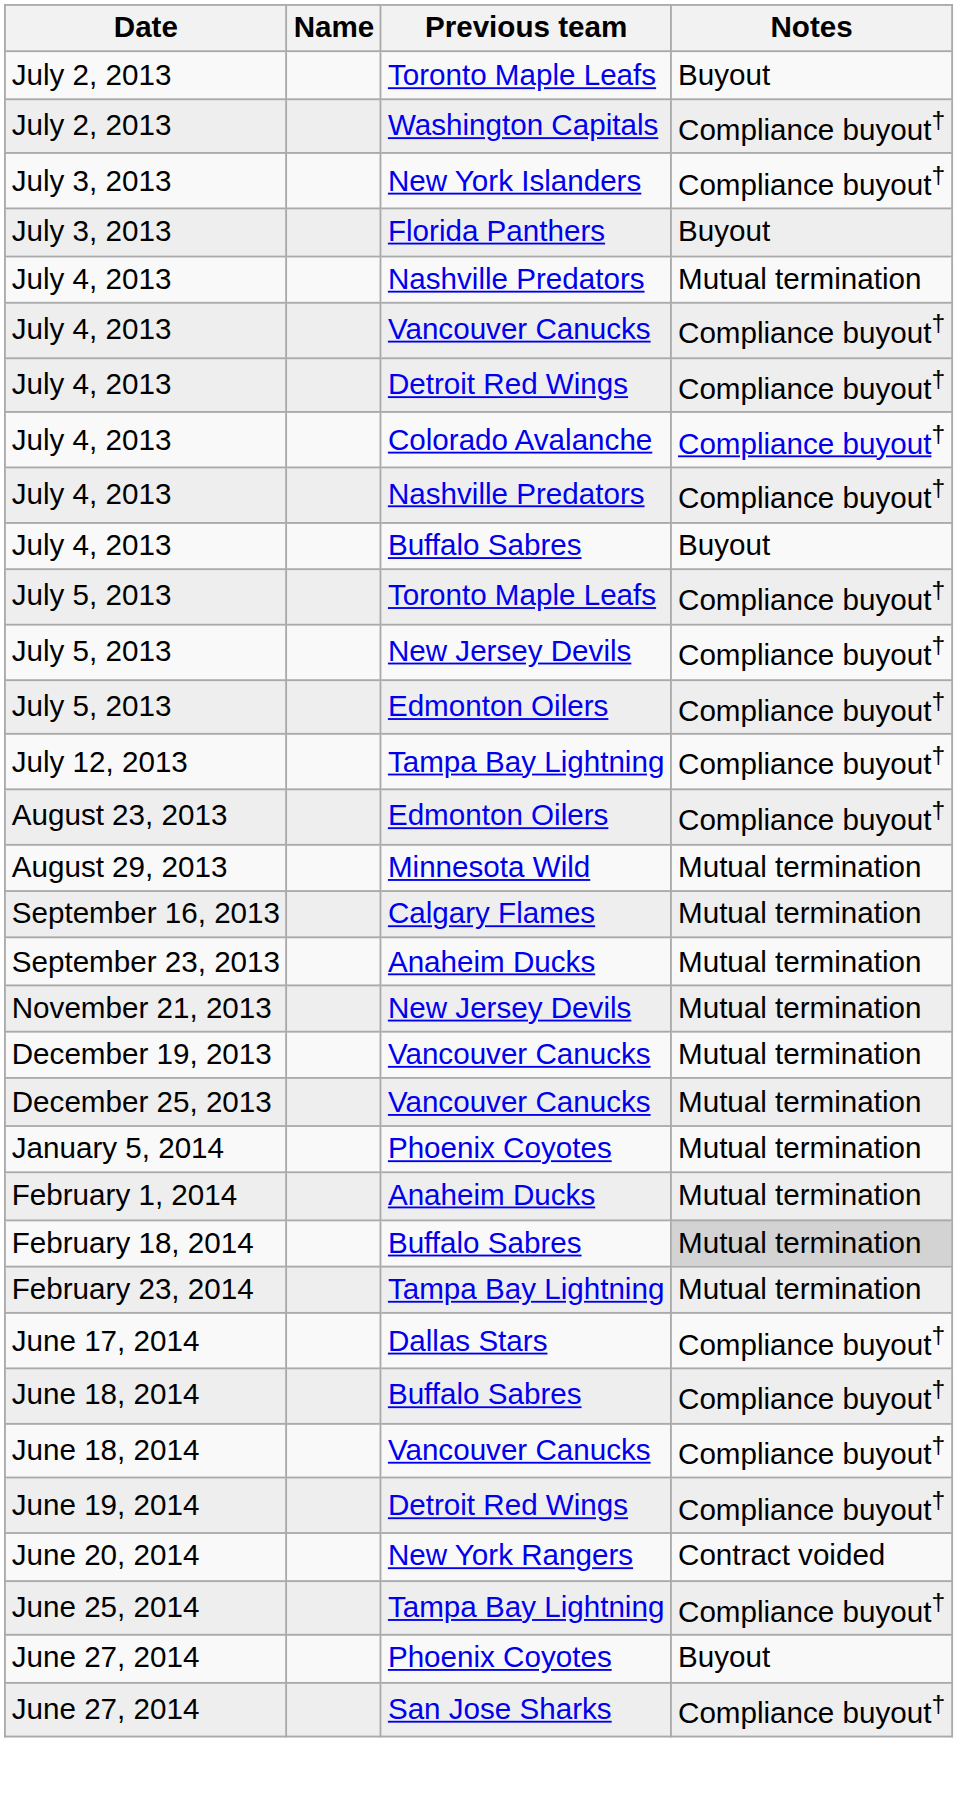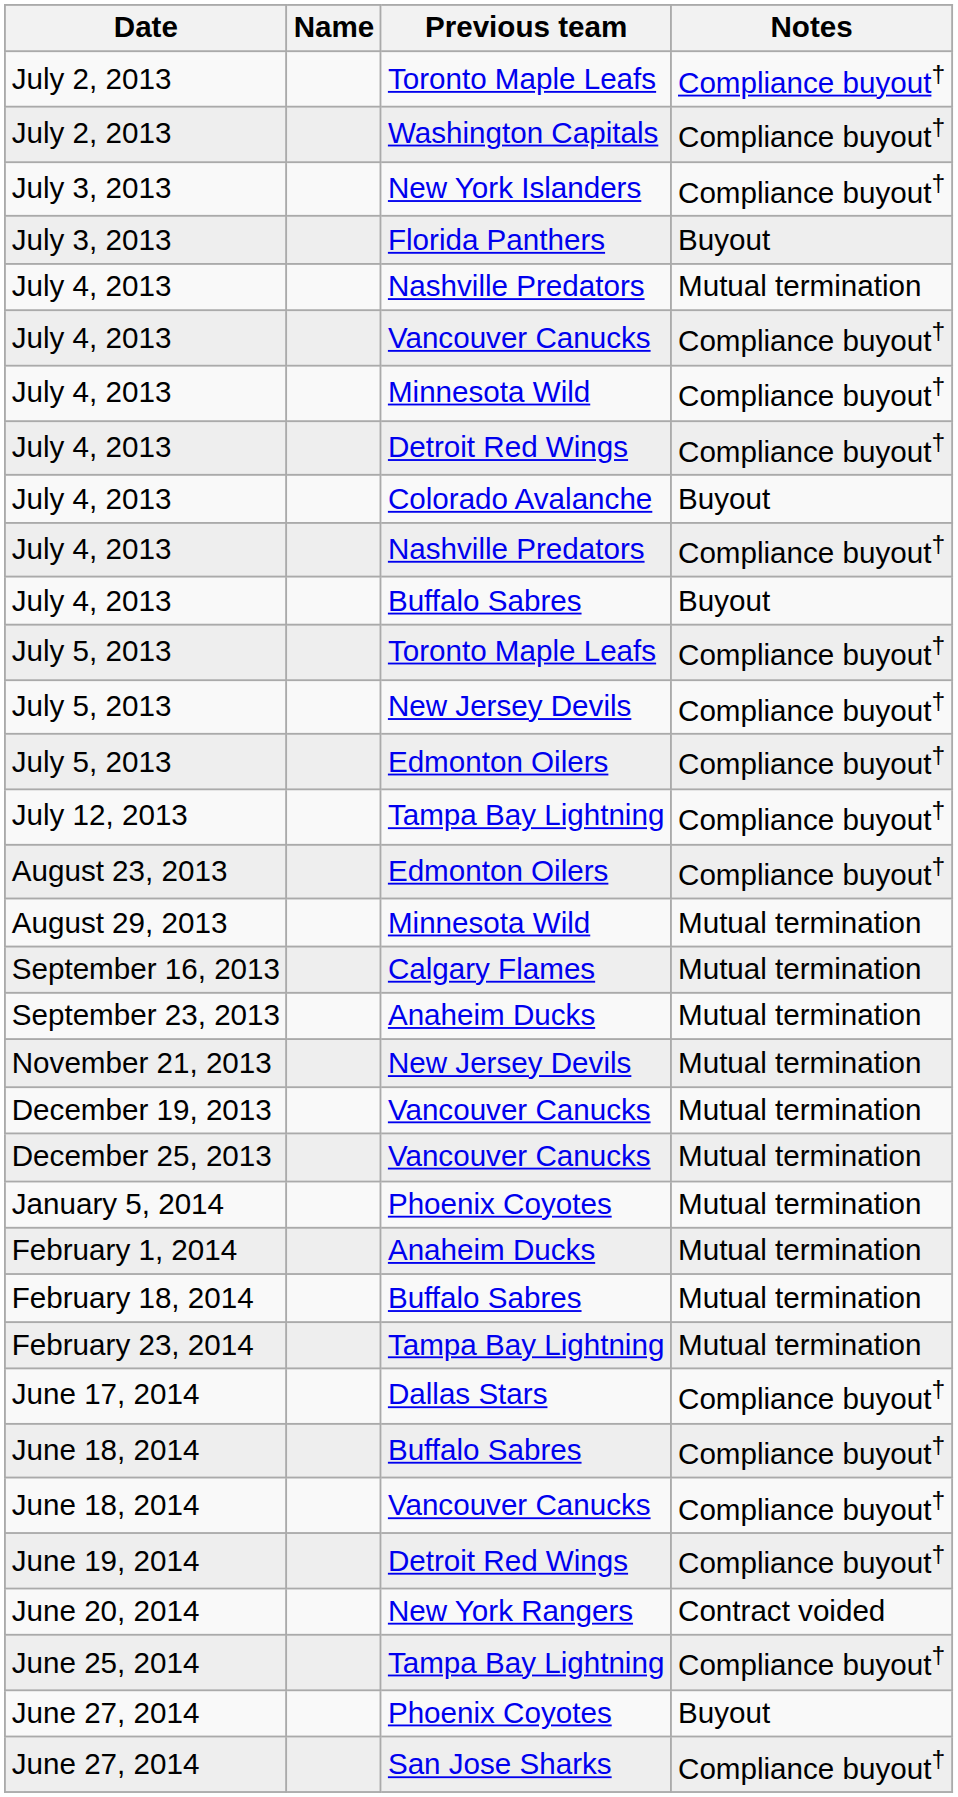(724, 74) Buyout -> (812, 78) Compliance buyout†
+ row: (92, 392)
(812, 439) Compliance buyout† -> (724, 498) Buyout
(800, 1242) lightgrey background -> (800, 1297) no background
